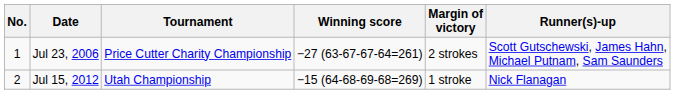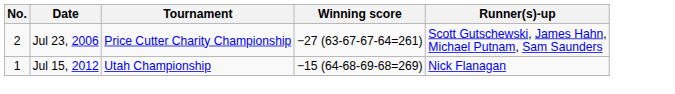- column: (456, 21)
(17, 54) 1 -> (17, 40) 2
(17, 80) 2 -> (17, 66) 1
